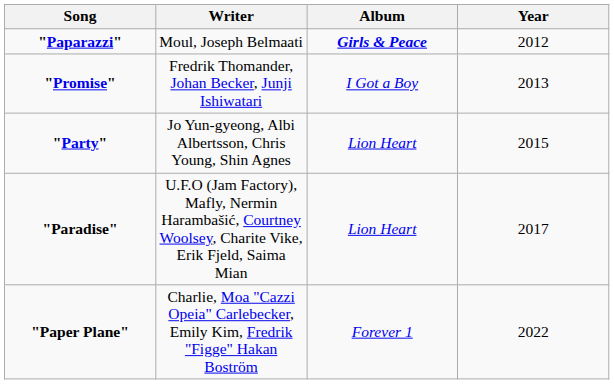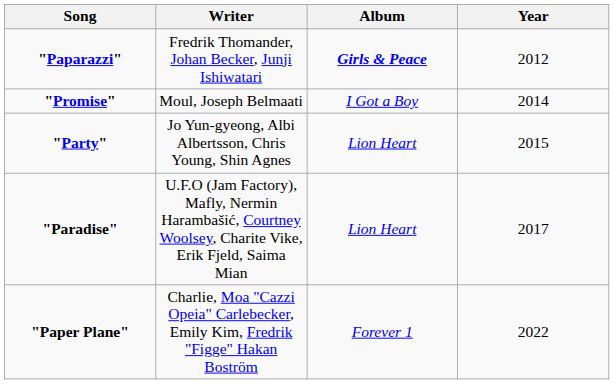(231, 41) Moul, Joseph Belmaati -> (231, 58) Fredrik Thomander, Johan Becker, Junji Ishiwatari
(231, 83) Fredrik Thomander, Johan Becker, Junji Ishiwatari -> (231, 100) Moul, Joseph Belmaati
(533, 83) 2013 -> (533, 100) 2014
